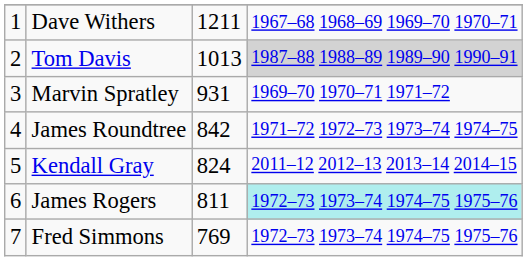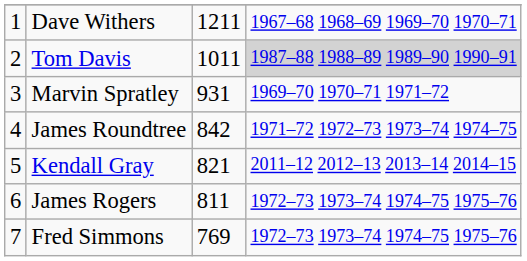(219, 58) 1013 -> (219, 58) 1011
(214, 165) 824 -> (214, 165) 821
(384, 201) paleturquoise background -> (384, 201) no background
